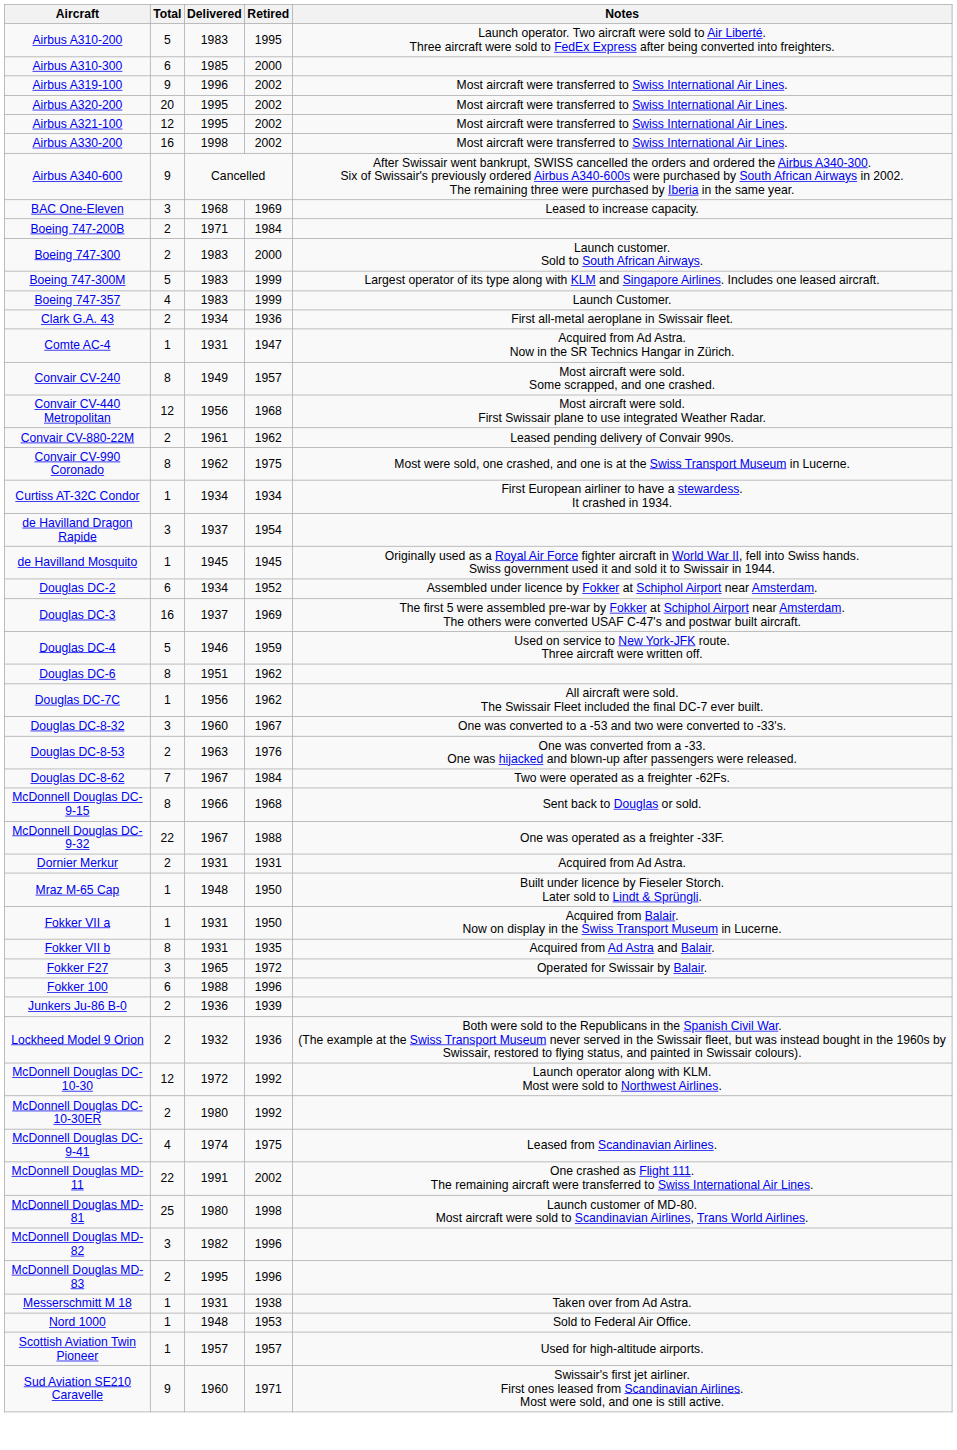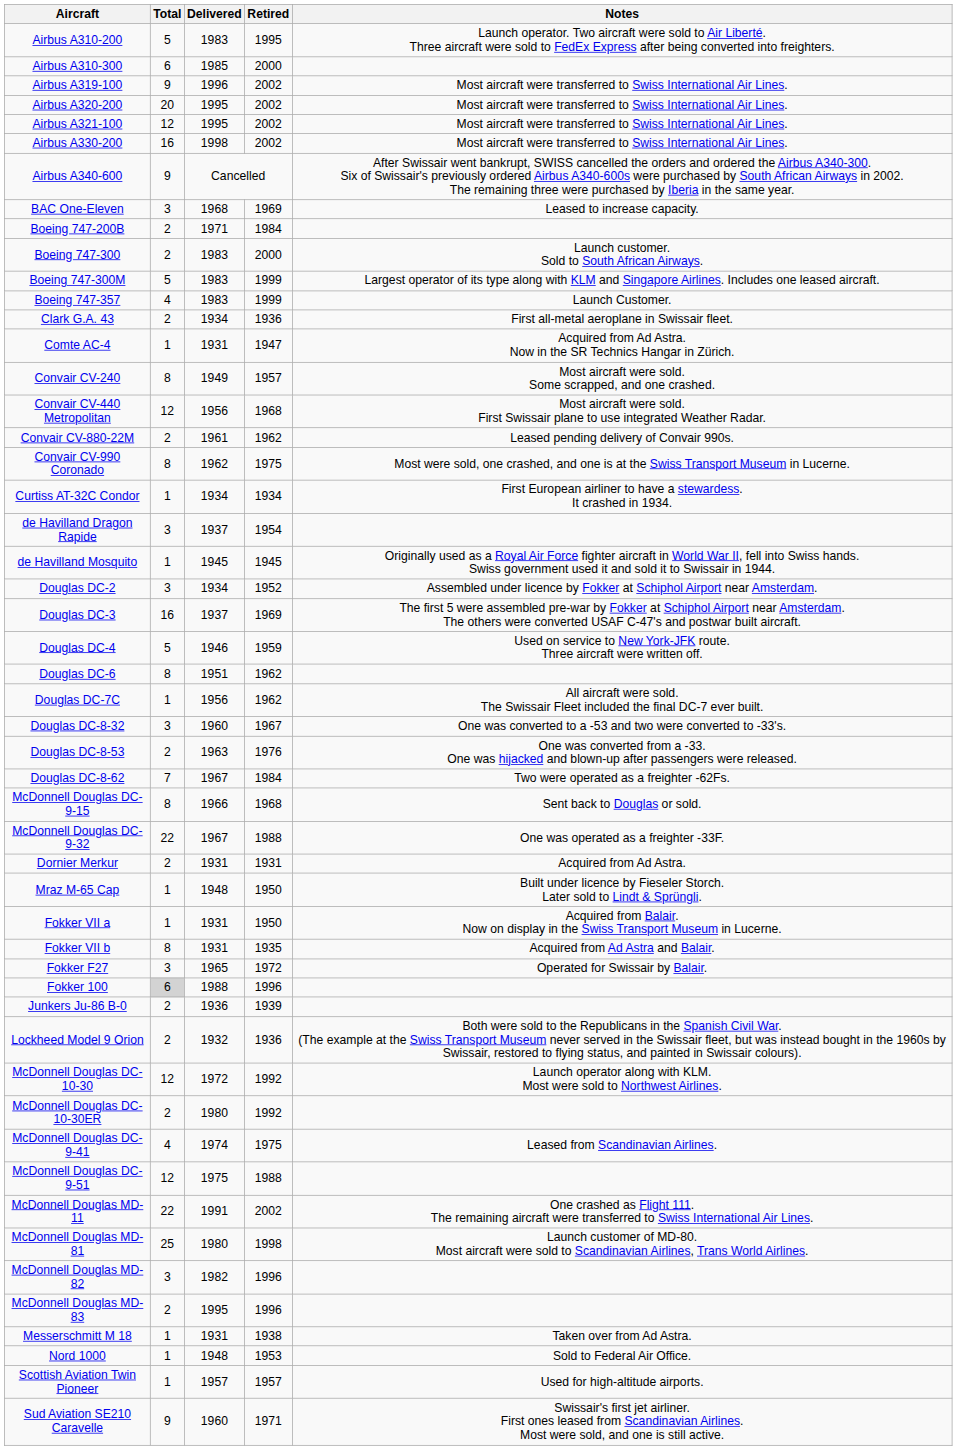(167, 588) 6 -> (167, 588) 3
(167, 987) no background -> (167, 987) lightgrey background
+ row: (77, 1178)
